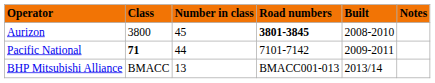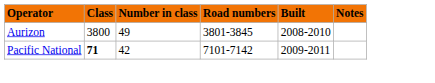(180, 31) 45 -> (124, 31) 49
(284, 31) bold -> (228, 31) normal
(180, 50) 44 -> (124, 50) 42
- row: (65, 68)
